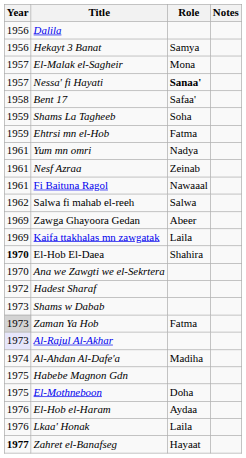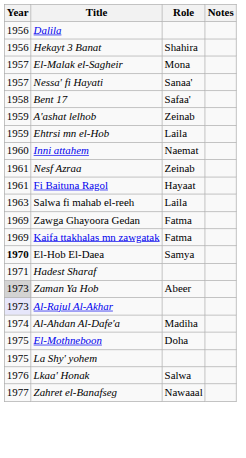(185, 47) Samya -> (181, 47) Shahira
(186, 82) bold -> (179, 82) normal
+ row: (65, 116)
- row: (75, 116)
(183, 133) Fatma -> (176, 133) Laila
+ row: (61, 151)
- row: (62, 151)
(189, 185) Nawaaal -> (180, 185) Hayaat
(18, 202) 1962 -> (18, 202) 1963
(183, 202) Salwa -> (176, 202) Laila
(183, 220) Abeer -> (178, 220) Fatma
(181, 237) Laila -> (178, 237) Fatma
(186, 254) Shahira -> (179, 254) Samya
- row: (99, 271)
(18, 289) 1972 -> (18, 271) 1971
- row: (69, 306)
(183, 323) Fatma -> (178, 289) Abeer
- row: (81, 375)
+ row: (65, 358)
- row: (72, 409)
(181, 427) Laila -> (178, 375) Salwa
(18, 444) bold -> (18, 392) normal
(185, 444) Hayaat -> (184, 392) Nawaaal
